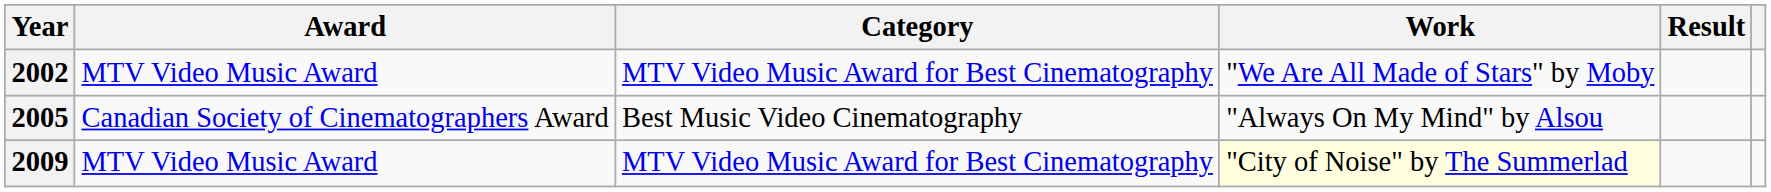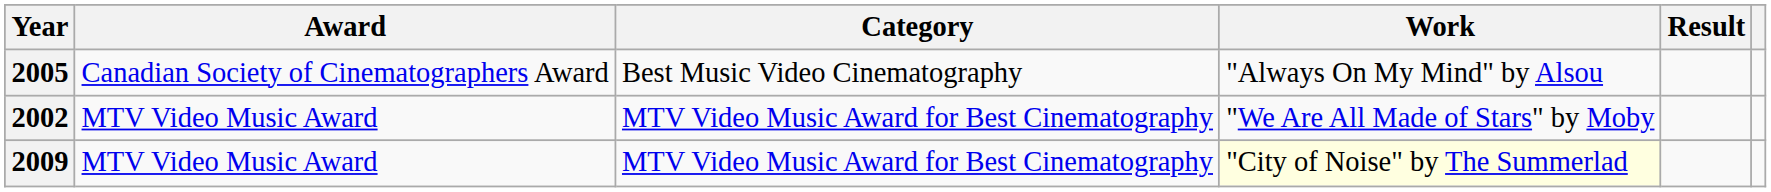rows swapped: (40, 72) <-> (40, 117)
